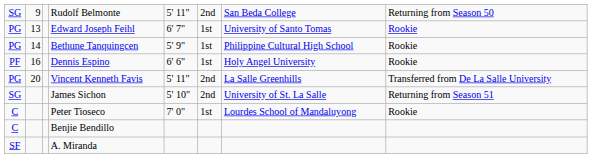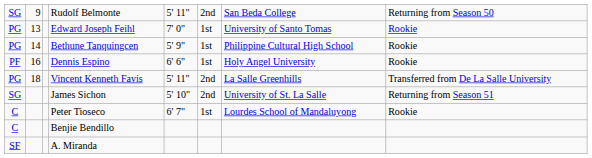(176, 29) 6' 7" -> (176, 29) 7' 0"
(36, 79) 20 -> (36, 79) 18
(176, 112) 7' 0" -> (176, 112) 6' 7"
